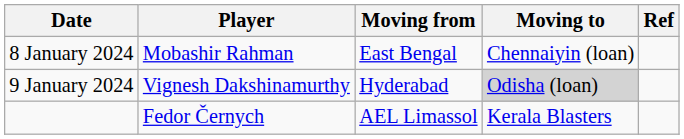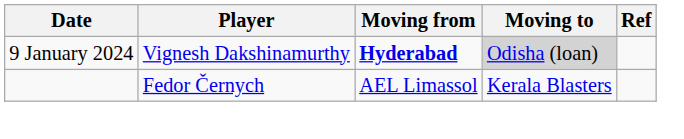- row: (71, 52)
(404, 85) normal -> (408, 52) bold
